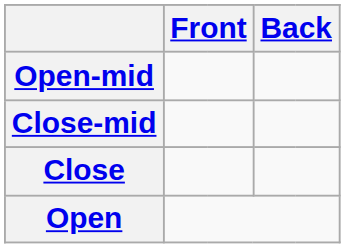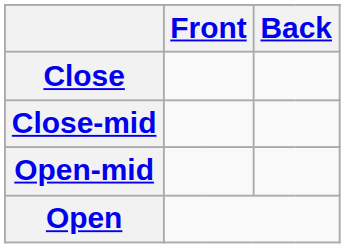rows swapped: (84, 170) <-> (84, 75)
